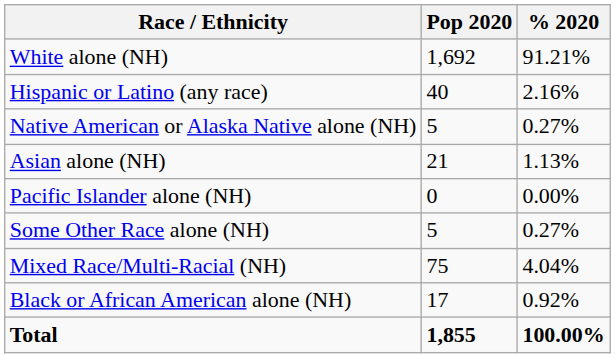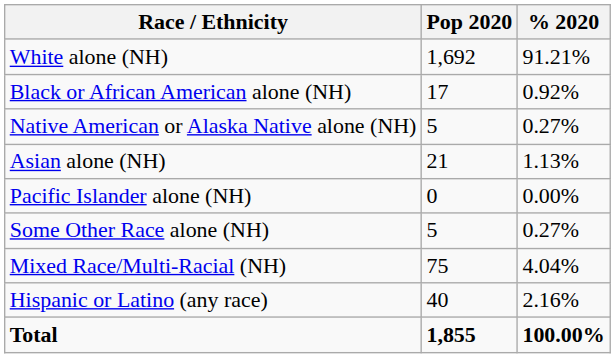rows swapped: (180, 299) <-> (139, 91)
